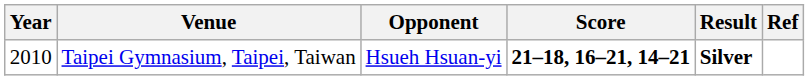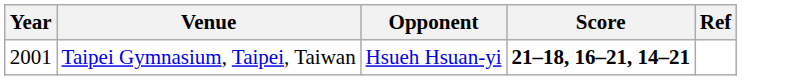- column: (728, 22)
(31, 56) 2010 -> (31, 56) 2001
